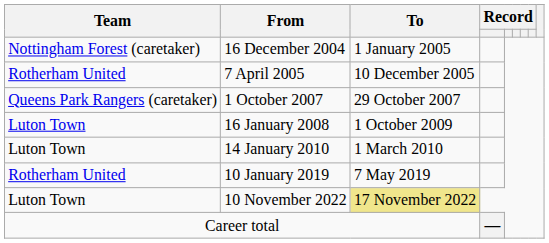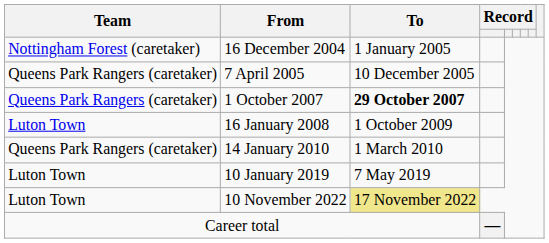(67, 74) Rotherham United -> (113, 74) Queens Park Rangers (caretaker)
(407, 99) normal -> (409, 99) bold
(47, 149) Luton Town -> (113, 149) Queens Park Rangers (caretaker)
(67, 175) Rotherham United -> (47, 175) Luton Town
